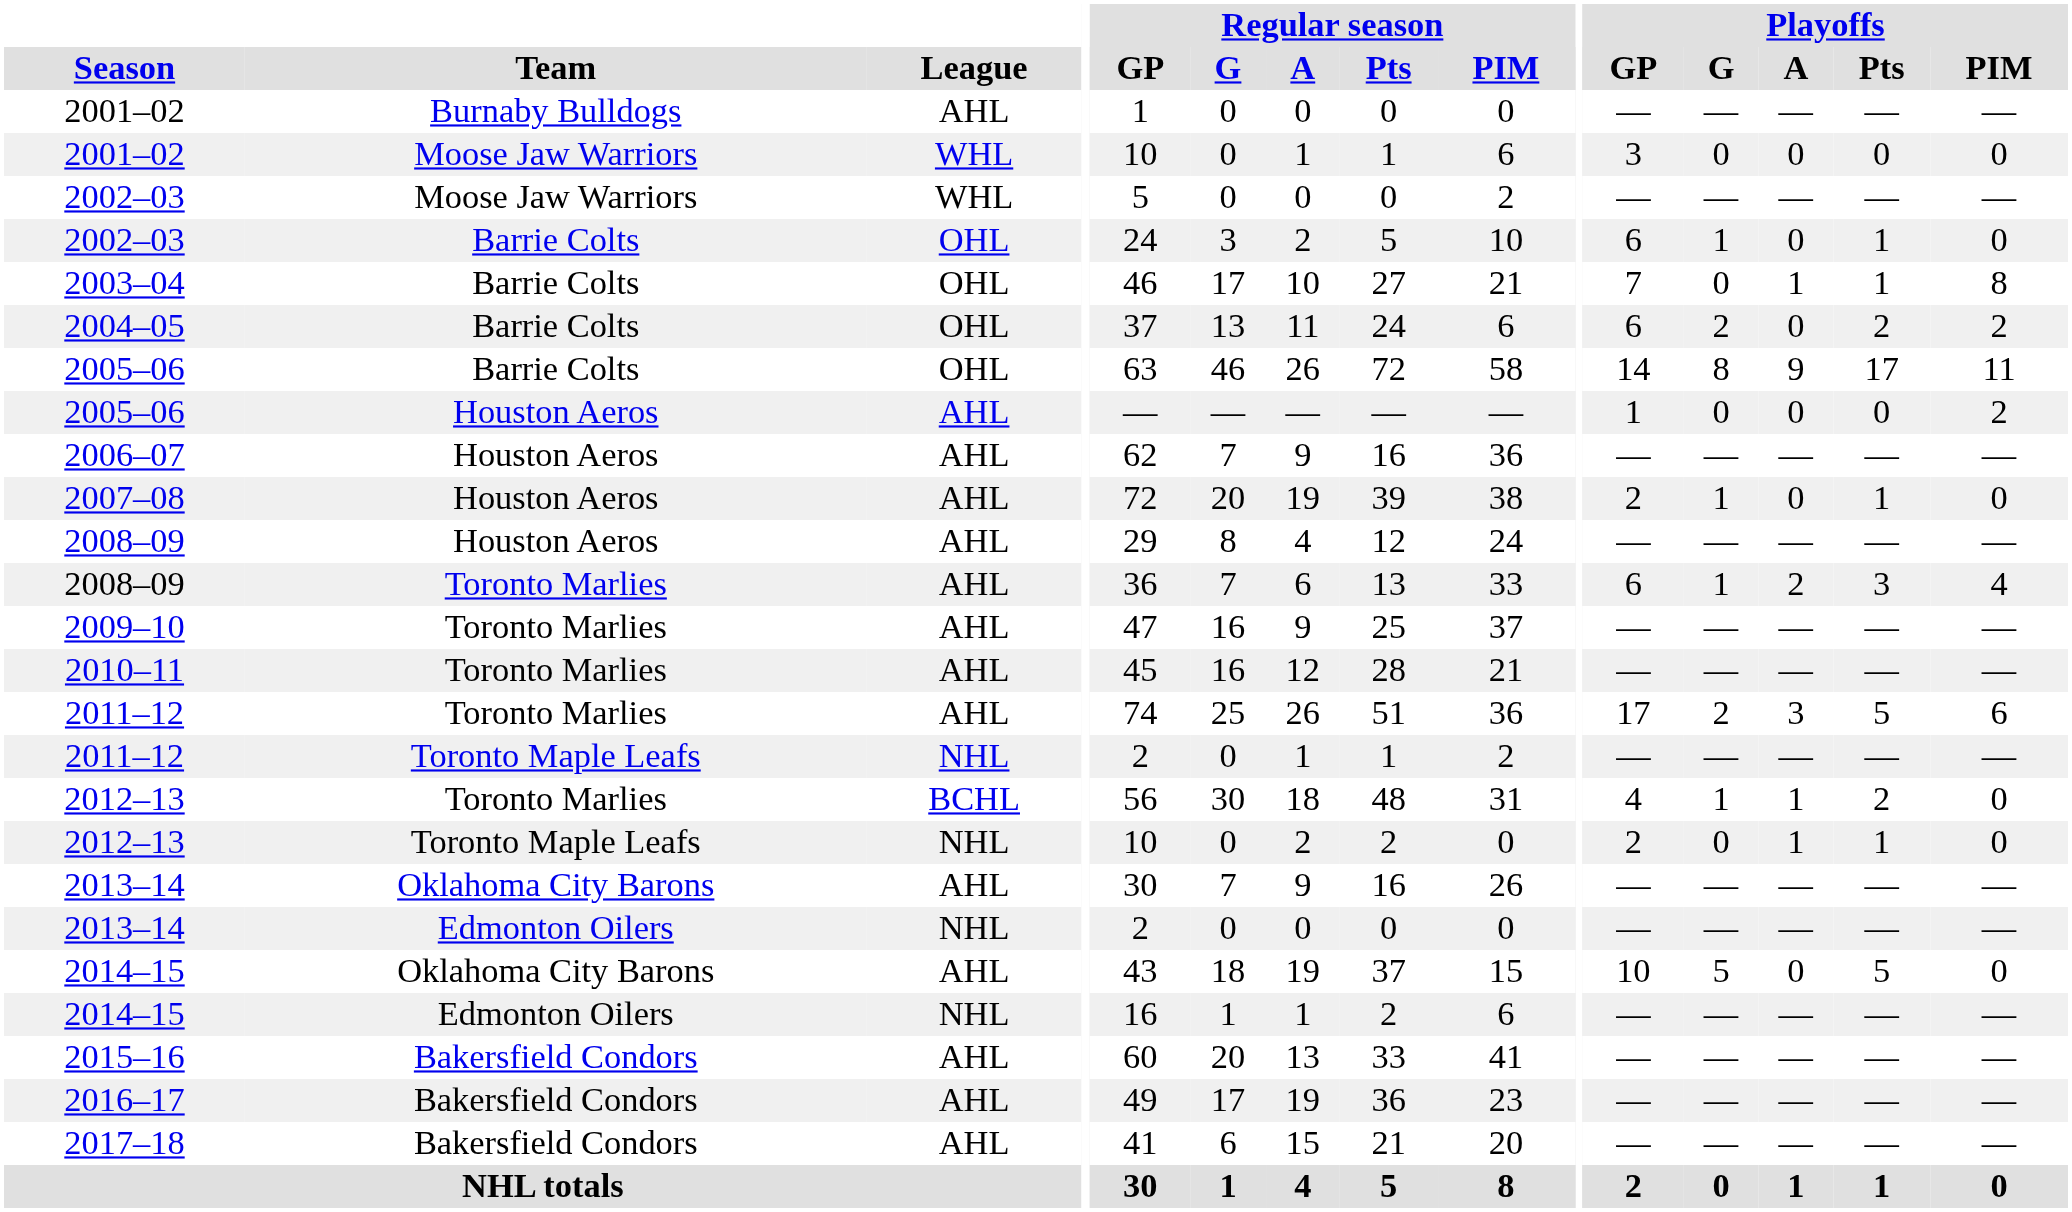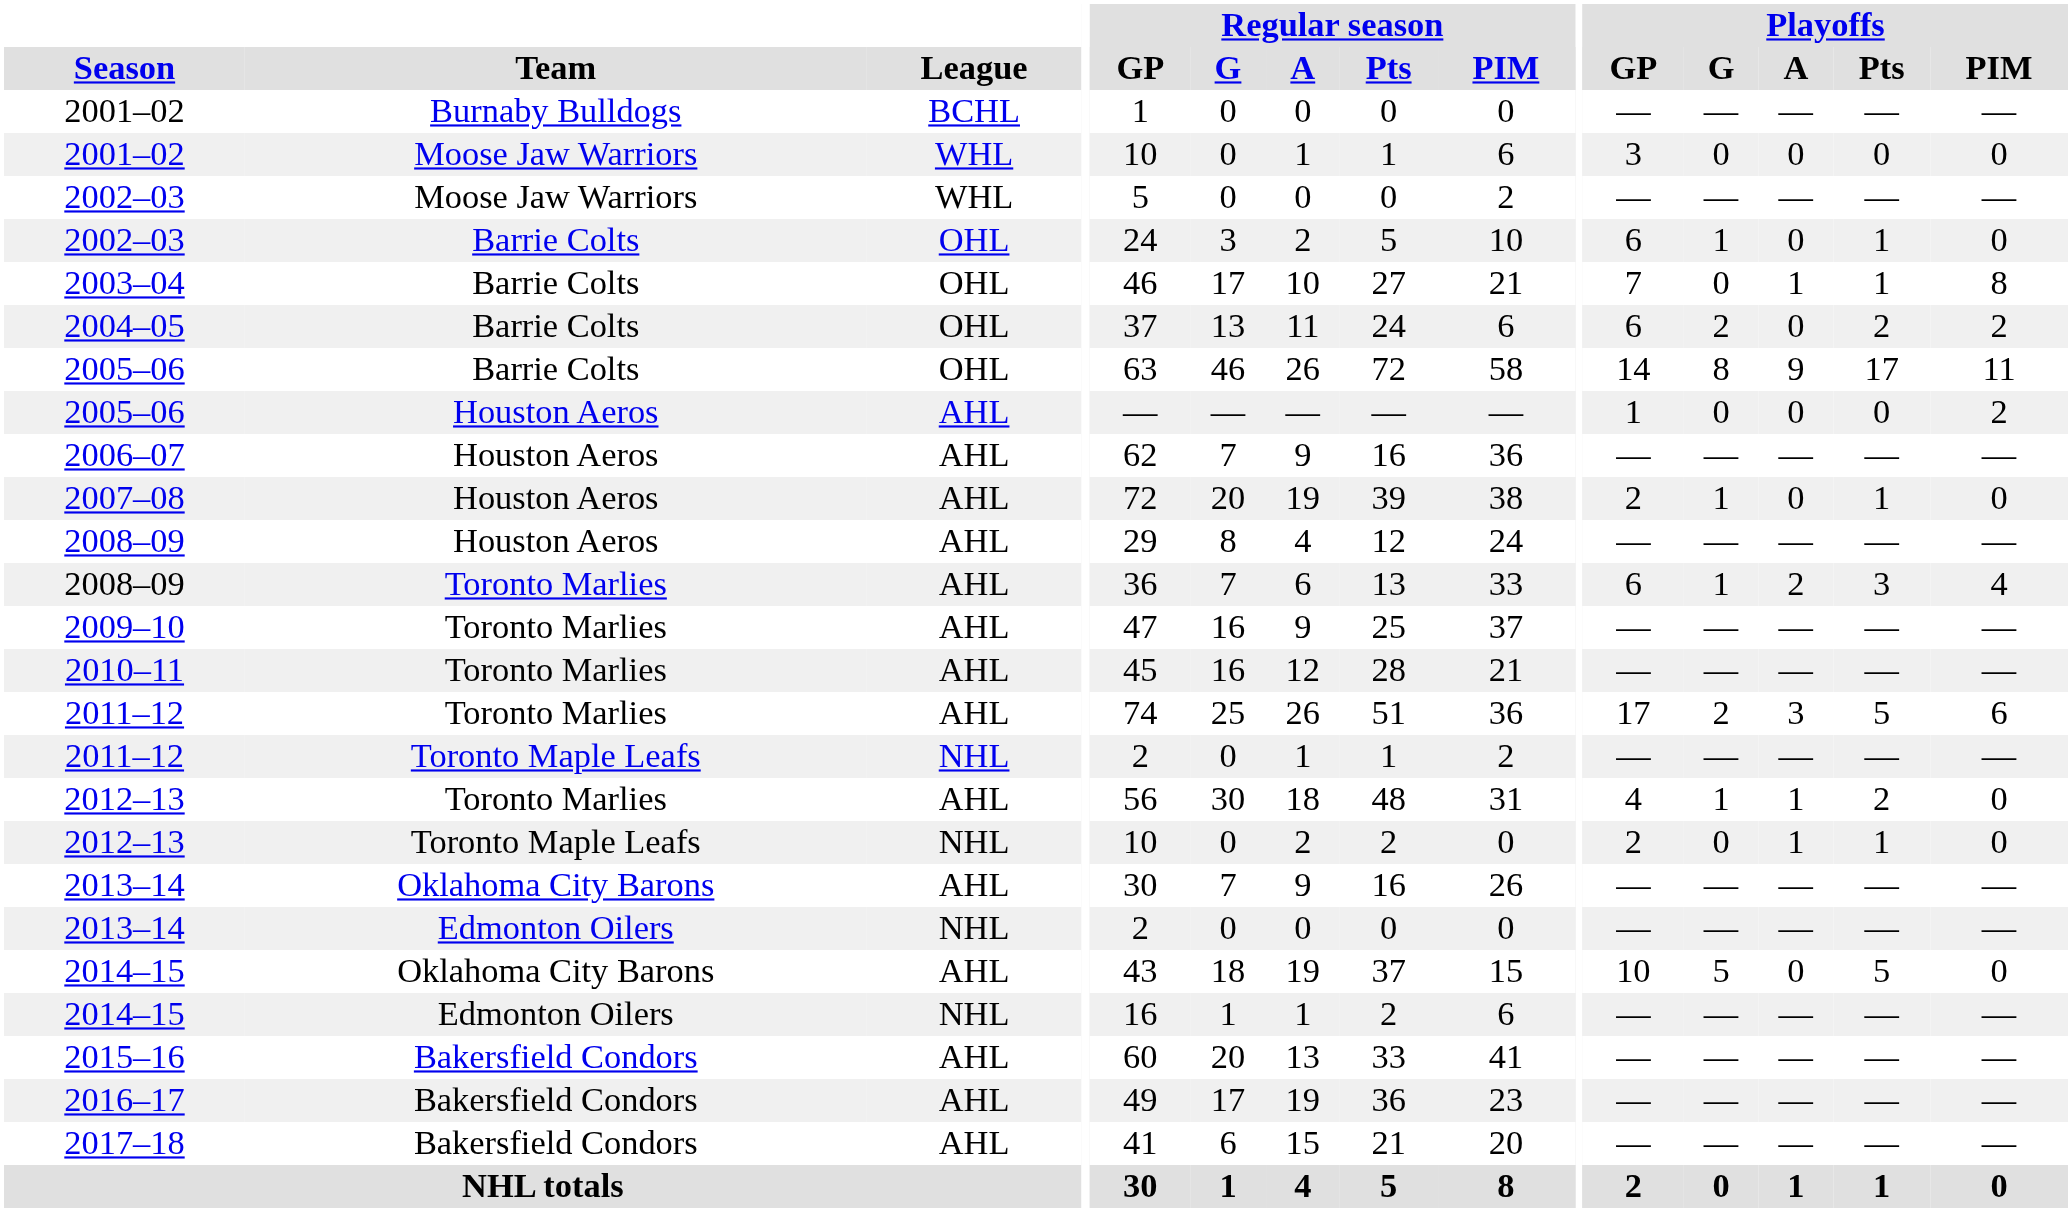(974, 110) AHL -> (974, 110) BCHL
(974, 798) BCHL -> (974, 798) AHL
